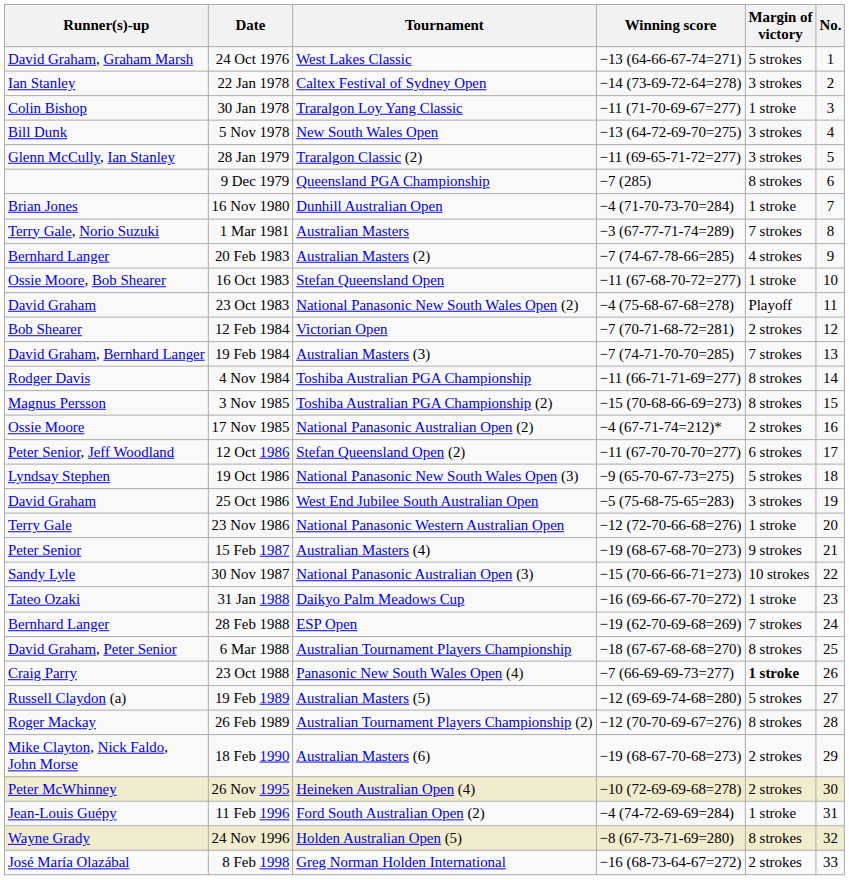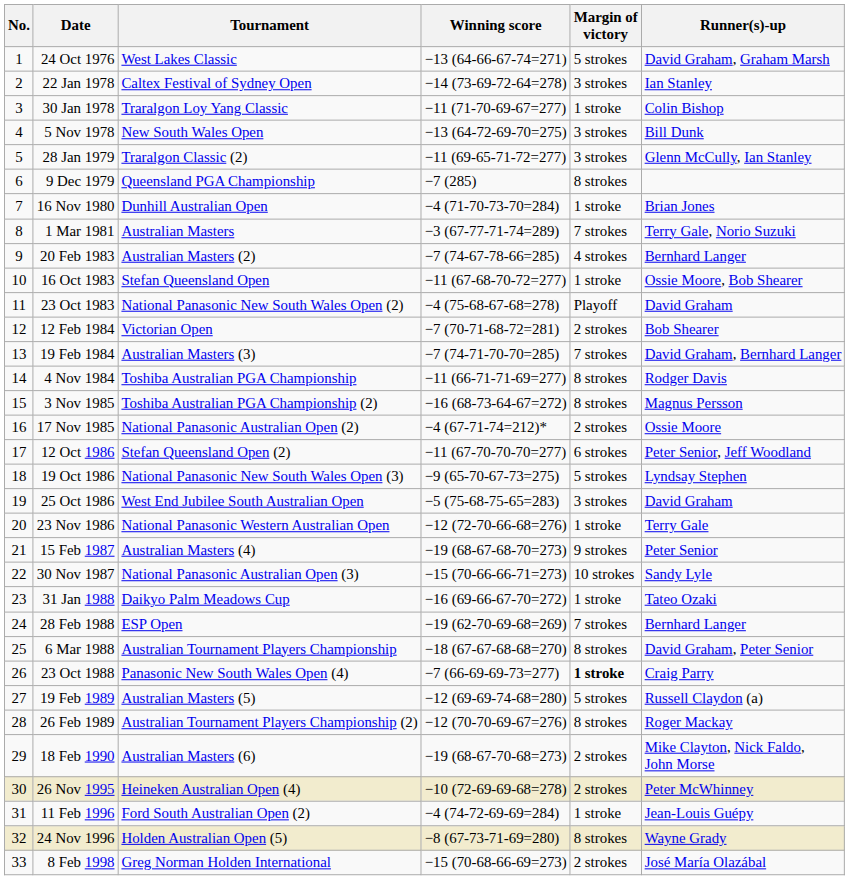columns swapped: (830, 25) <-> (106, 25)
(671, 403) −15 (70-68-66-69=273) -> (496, 403) −16 (68-73-64-67=272)
(671, 862) −16 (68-73-64-67=272) -> (496, 862) −15 (70-68-66-69=273)
